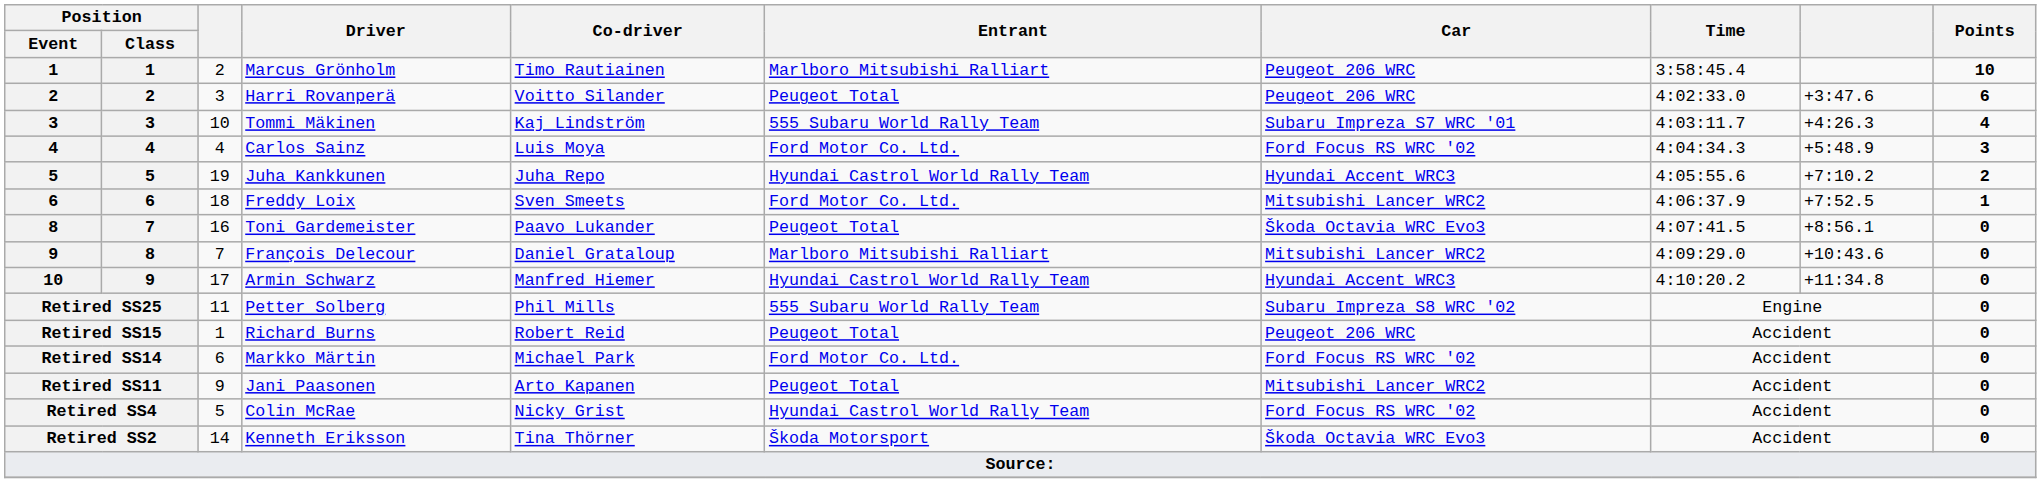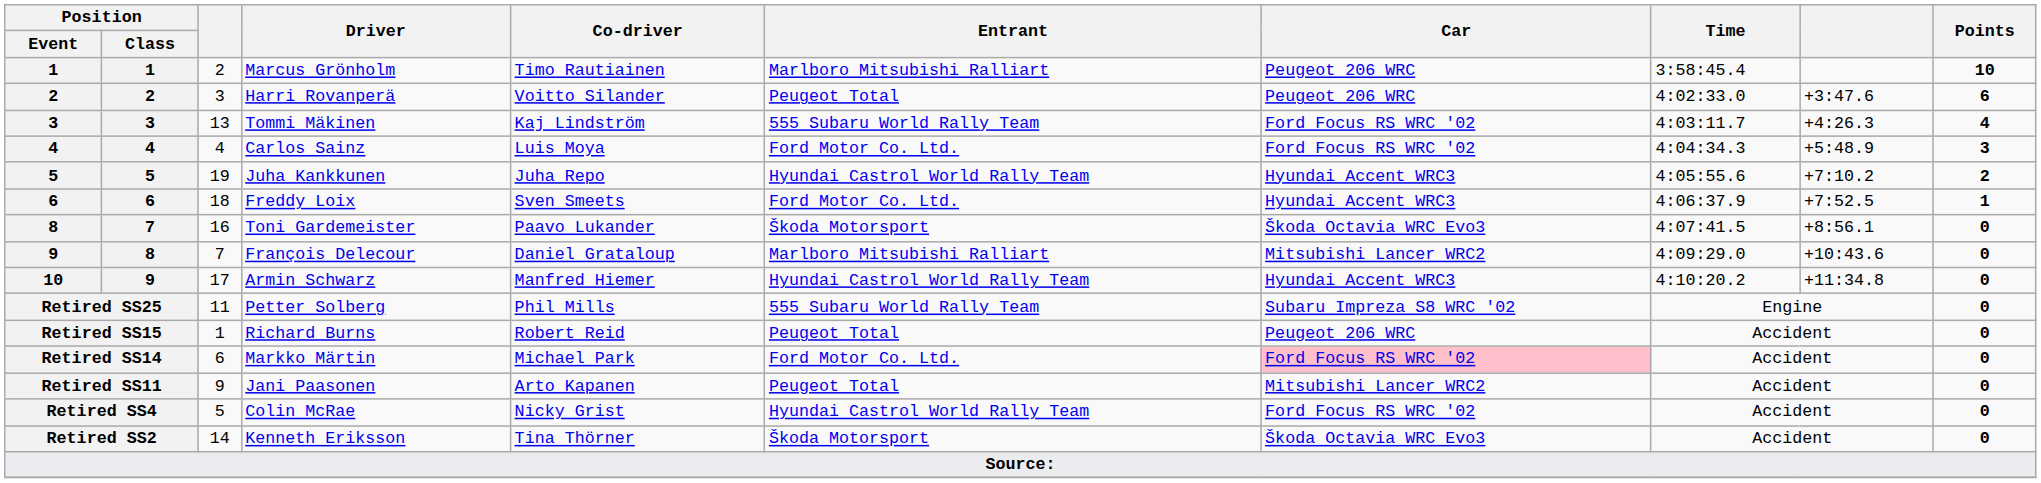(220, 123) 10 -> (220, 123) 13
(1390, 123) Subaru Impreza S7 WRC '01 -> (1370, 123) Ford Focus RS WRC '02
(1375, 202) Mitsubishi Lancer WRC2 -> (1360, 202) Hyundai Accent WRC3
(834, 228) Peugeot Total -> (849, 228) Škoda Motorsport
(1370, 360) no background -> (1370, 360) pink background
